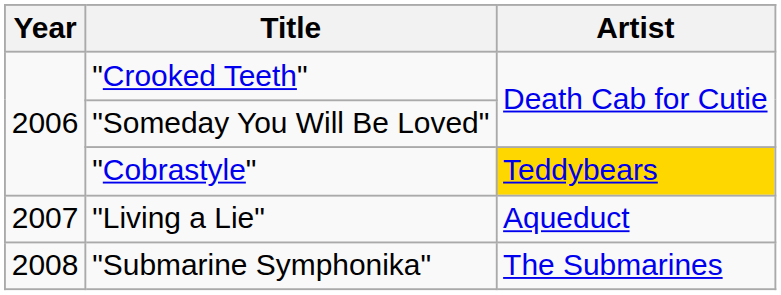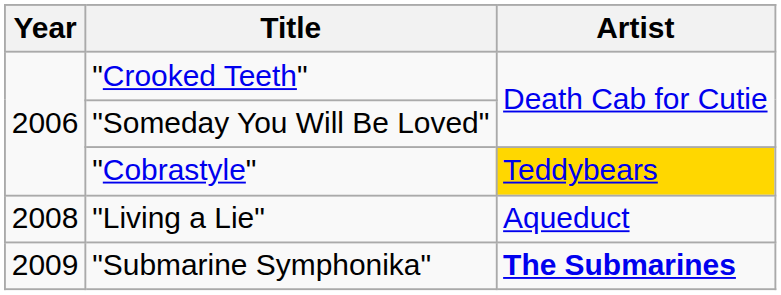(45, 218) 2007 -> (45, 218) 2008
(45, 265) 2008 -> (45, 265) 2009
(613, 265) normal -> (620, 265) bold
